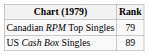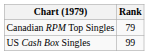(130, 43) 89 -> (130, 43) 99
